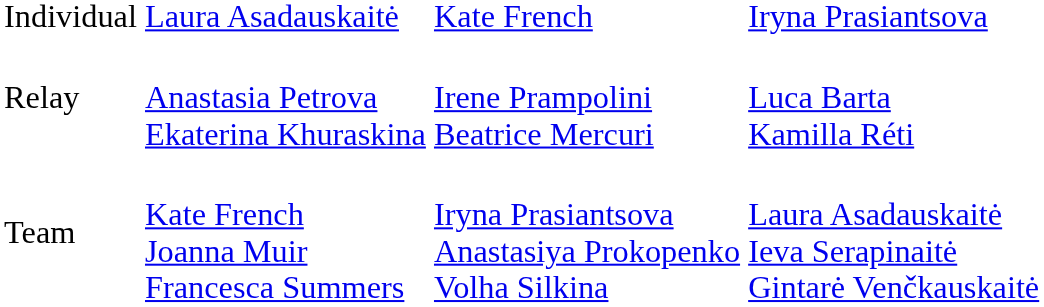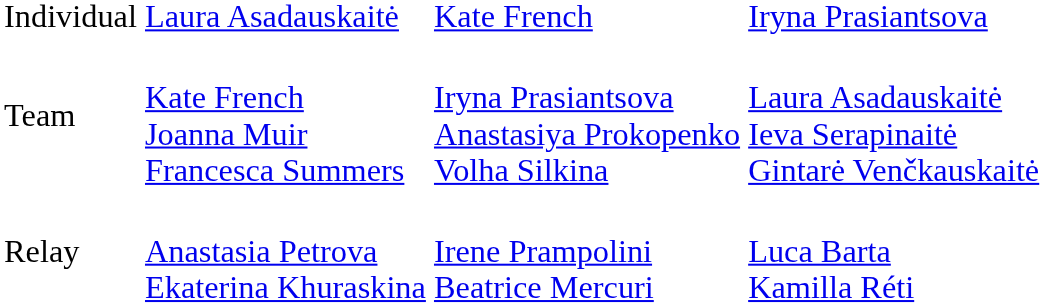rows swapped: (40, 232) <-> (42, 97)
